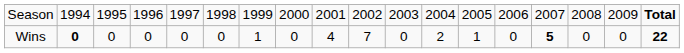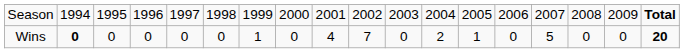(550, 36) bold -> (550, 36) normal
(660, 36) 22 -> (660, 36) 20
